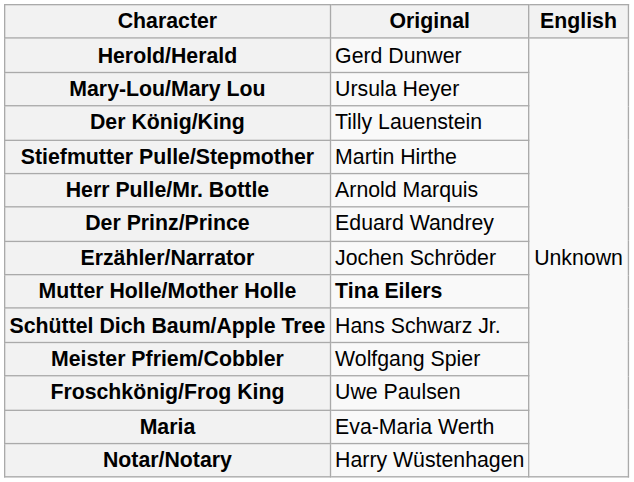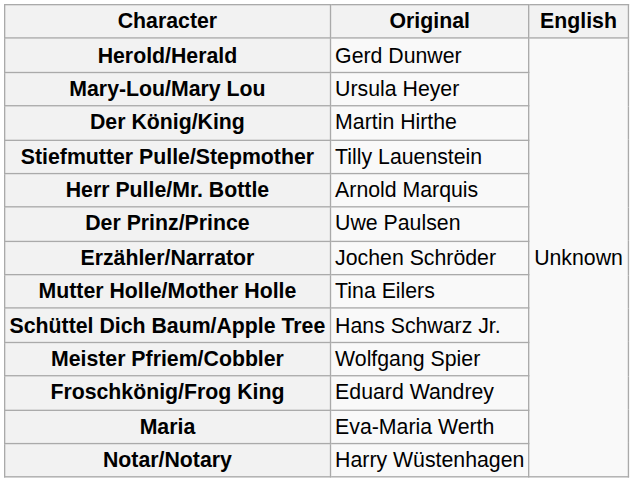(409, 122) Tilly Lauenstein -> (396, 122) Martin Hirthe
(396, 156) Martin Hirthe -> (409, 156) Tilly Lauenstein
(415, 223) Eduard Wandrey -> (398, 223) Uwe Paulsen
(389, 291) bold -> (385, 291) normal
(398, 392) Uwe Paulsen -> (415, 392) Eduard Wandrey
